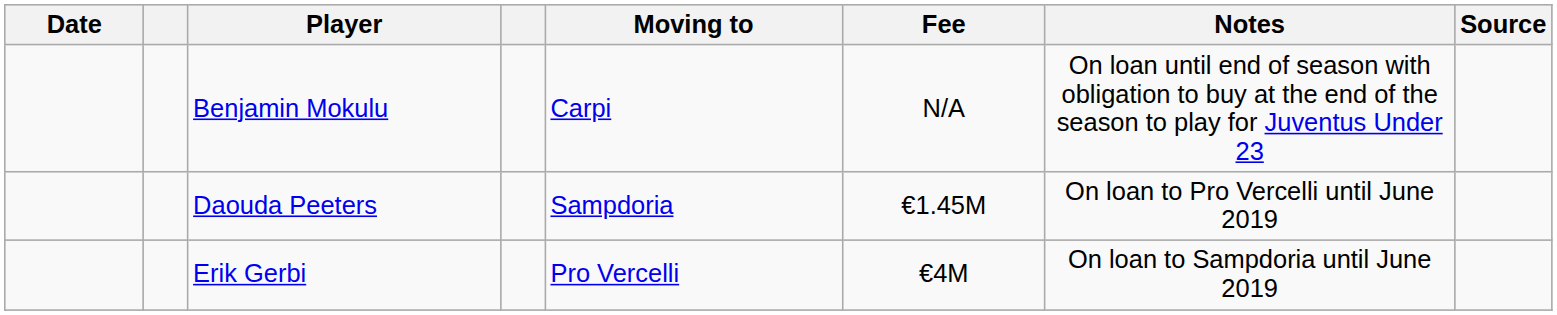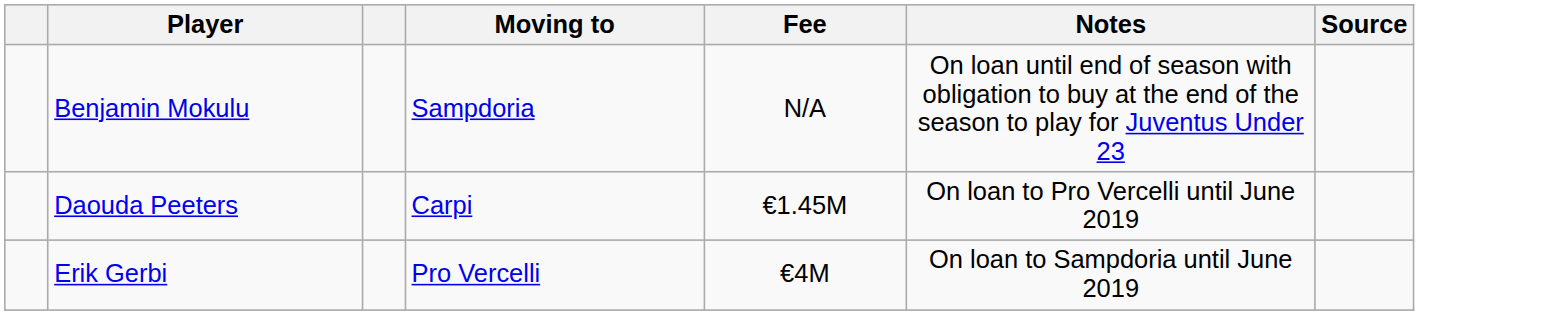- column: (74, 24)
(581, 107) Carpi -> (473, 107) Sampdoria
(612, 205) Sampdoria -> (442, 205) Carpi
